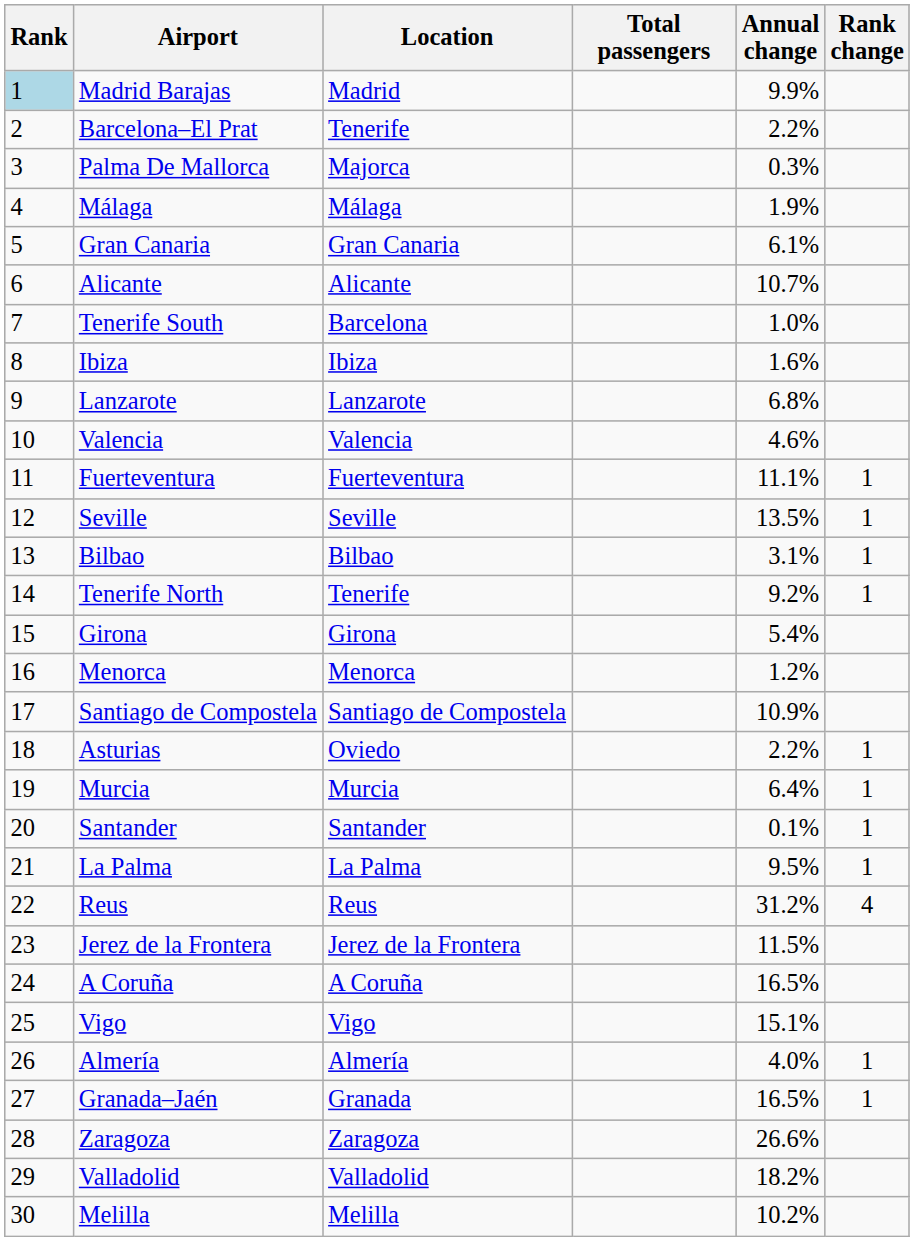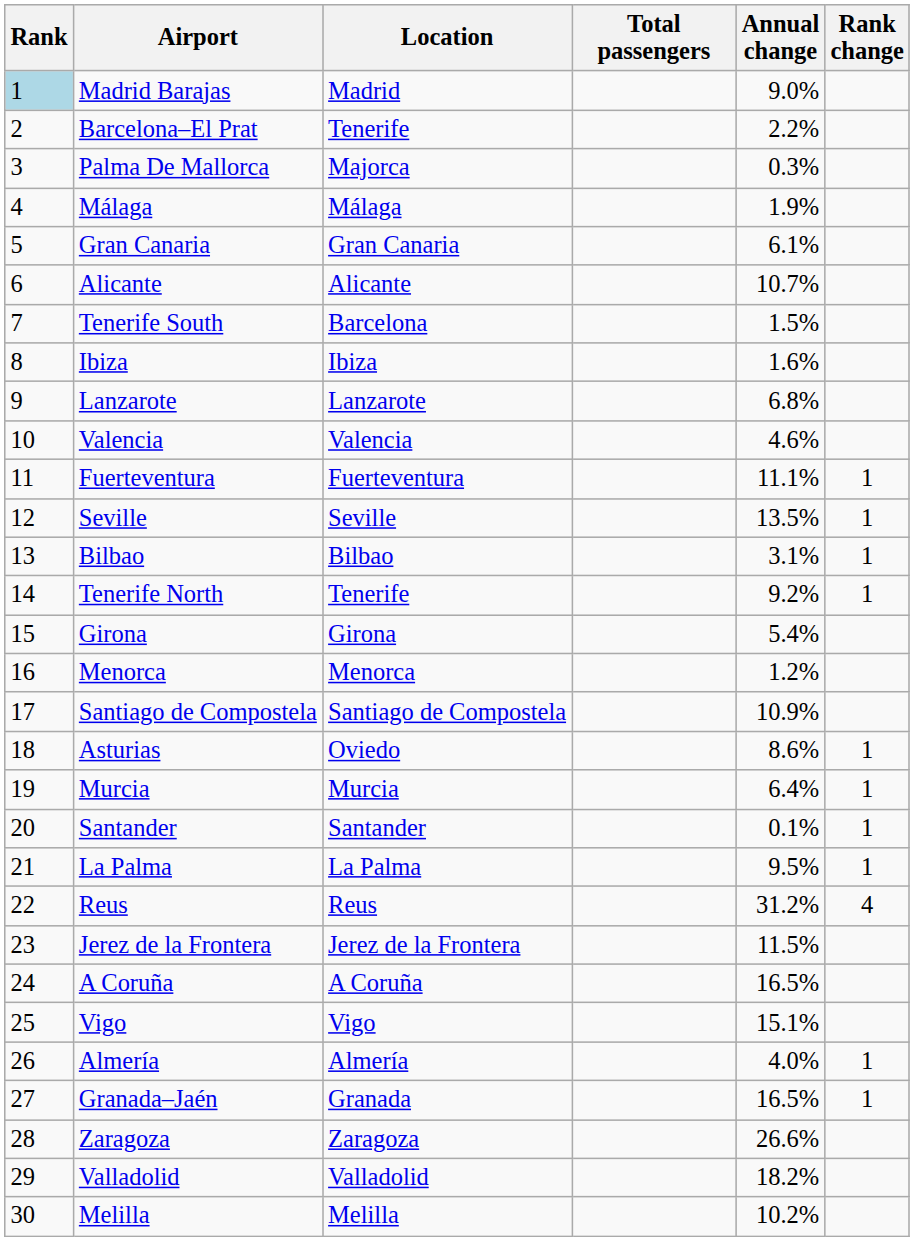(794, 90) 9.9% -> (794, 90) 9.0%
(794, 323) 1.0% -> (794, 323) 1.5%
(794, 750) 2.2% -> (794, 750) 8.6%
